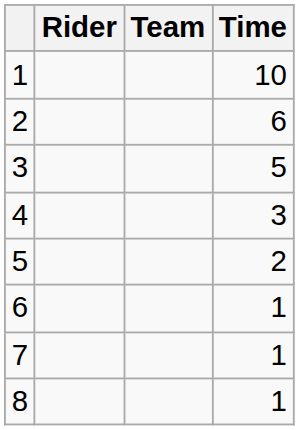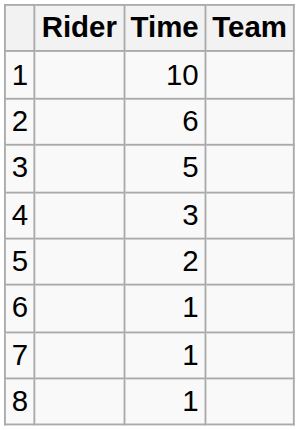columns swapped: (168, 27) <-> (253, 27)
